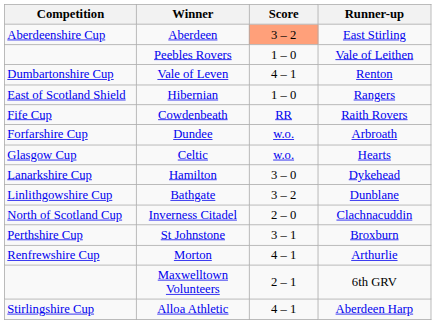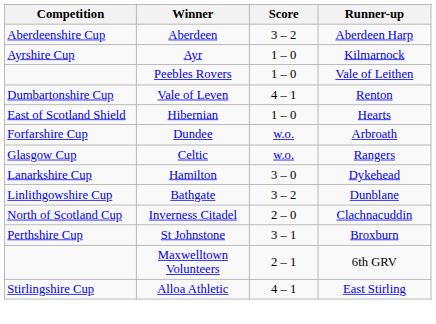(284, 34) lightsalmon background -> (284, 34) no background
(374, 34) East Stirling -> (374, 34) Aberdeen Harp
+ row: (193, 54)
(374, 94) Rangers -> (374, 114) Hearts
- row: (193, 114)
(374, 154) Hearts -> (374, 154) Rangers
- row: (193, 255)
(374, 309) Aberdeen Harp -> (374, 289) East Stirling
